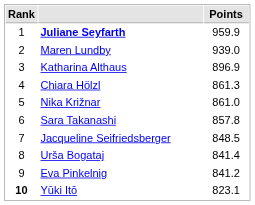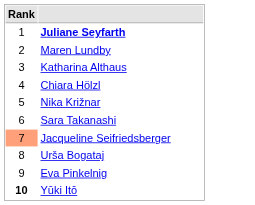- column: (226, 14)
(21, 138) no background -> (21, 138) lightsalmon background
